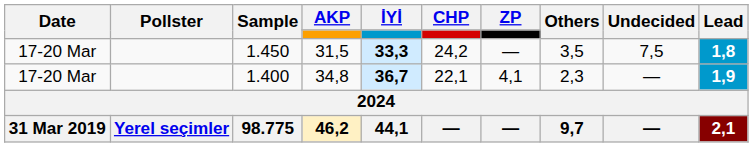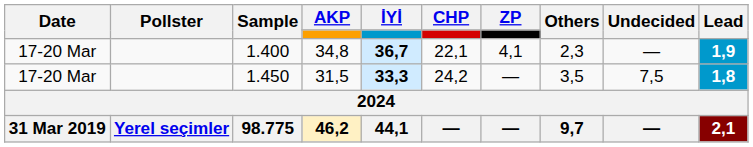rows swapped: (268, 76) <-> (268, 50)
